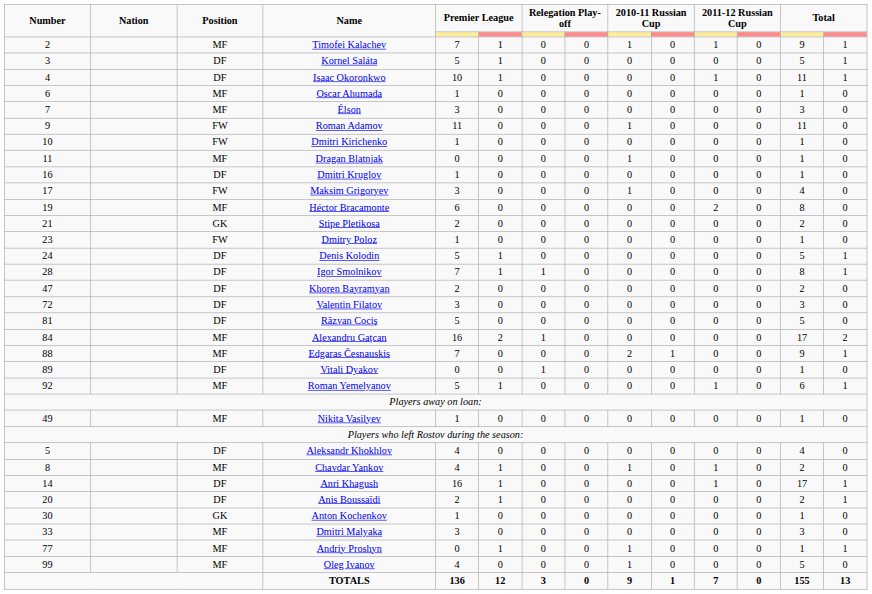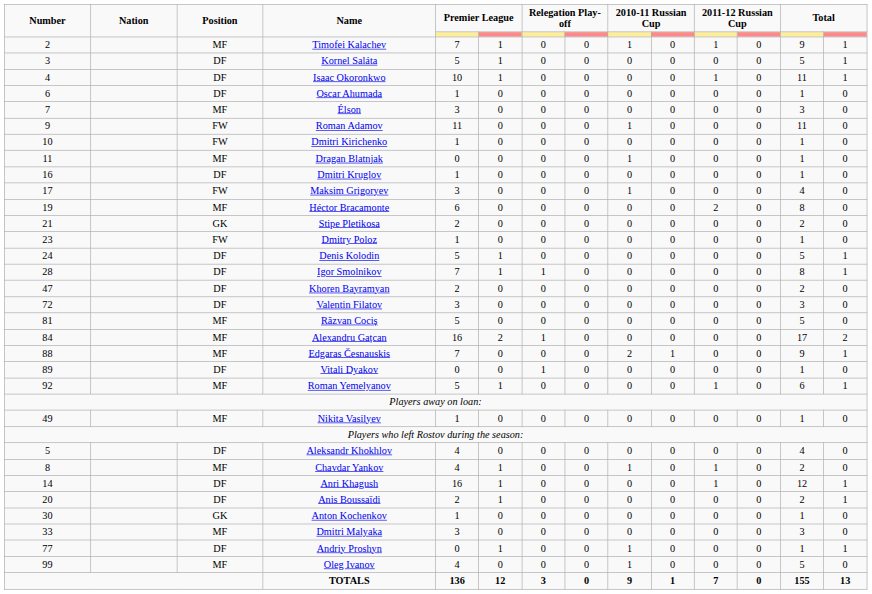(220, 93) MF -> (220, 93) DF
(220, 321) DF -> (220, 321) MF
(802, 483) 17 -> (802, 483) 12
(220, 548) MF -> (220, 548) DF
